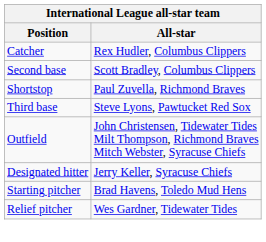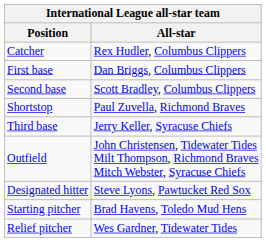+ row: (30, 70)
(172, 107) Steve Lyons, Pawtucket Red Sox -> (163, 126) Jerry Keller, Syracuse Chiefs
(163, 171) Jerry Keller, Syracuse Chiefs -> (172, 190) Steve Lyons, Pawtucket Red Sox
